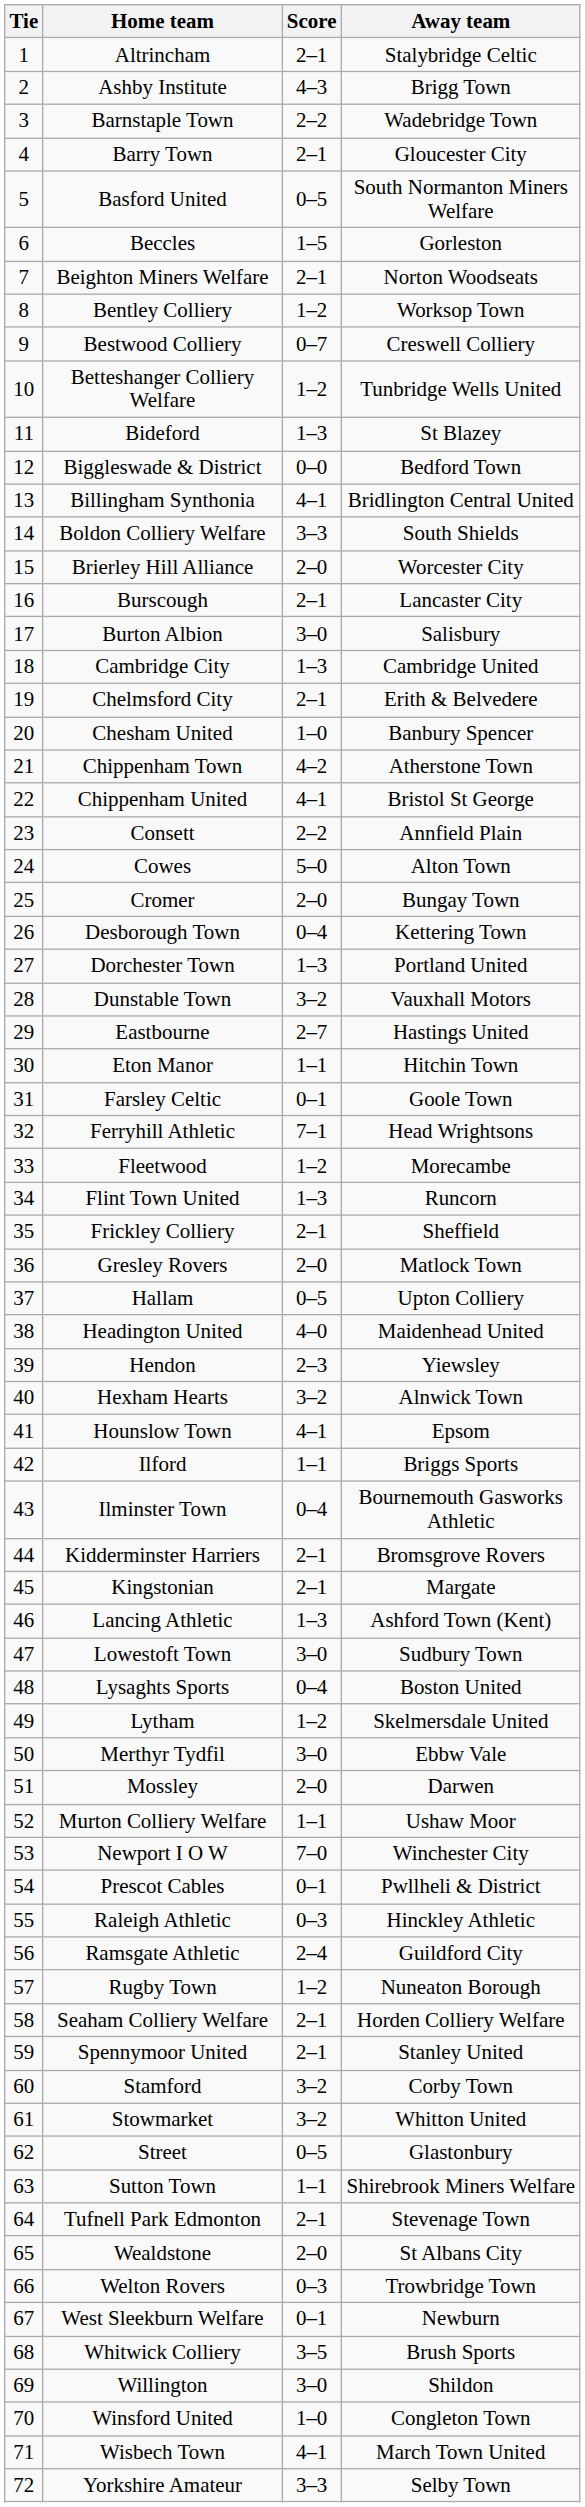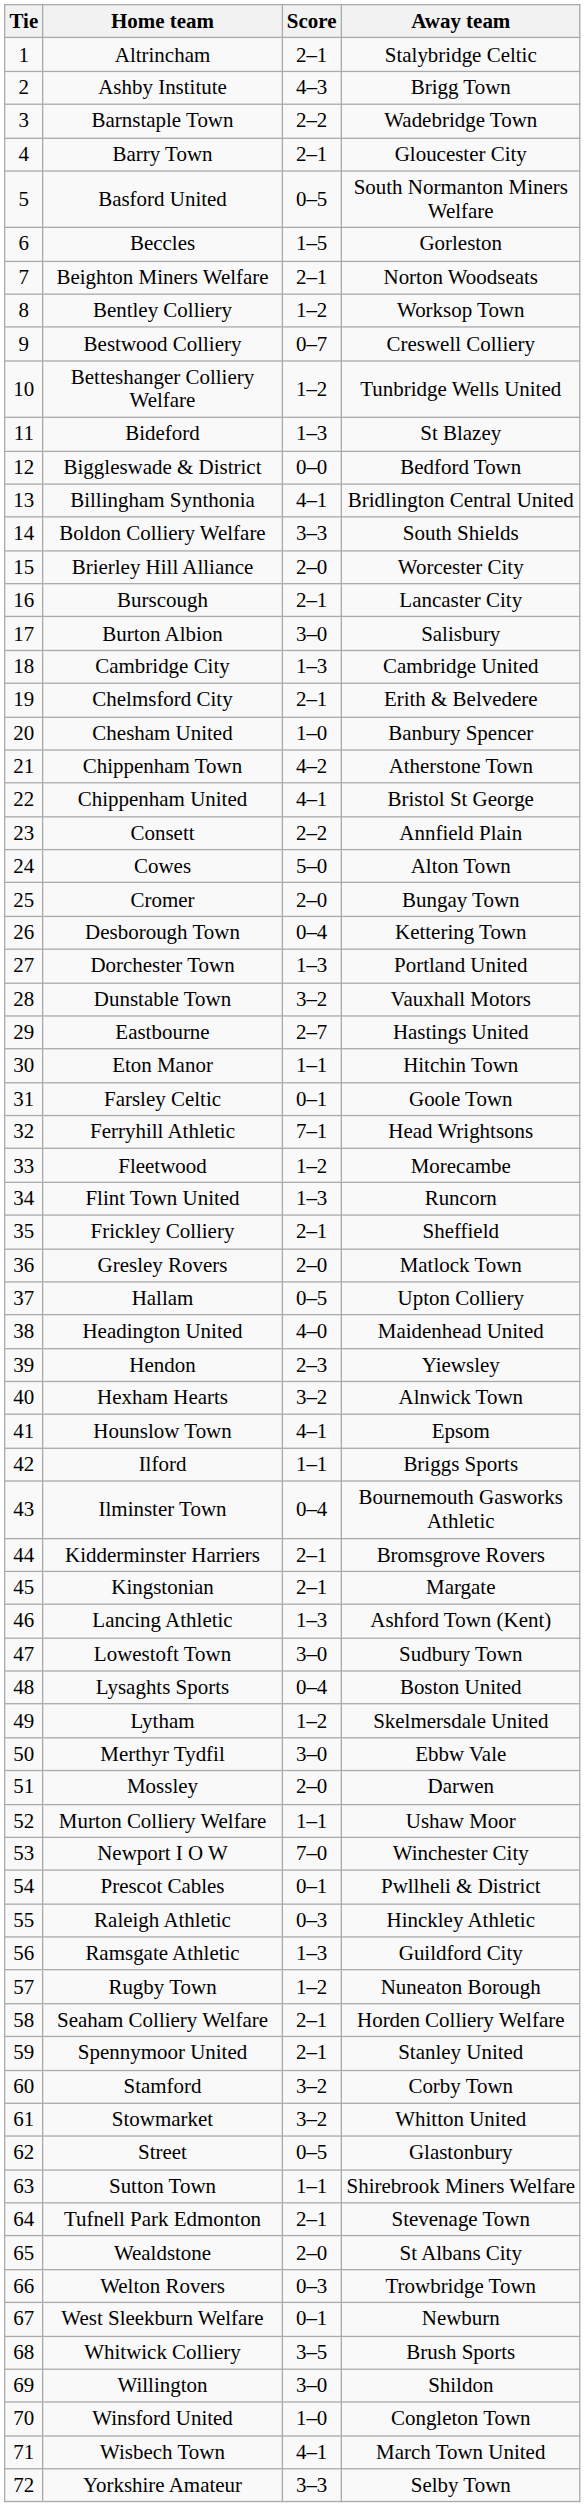(312, 1953) 2–4 -> (312, 1953) 1–3
